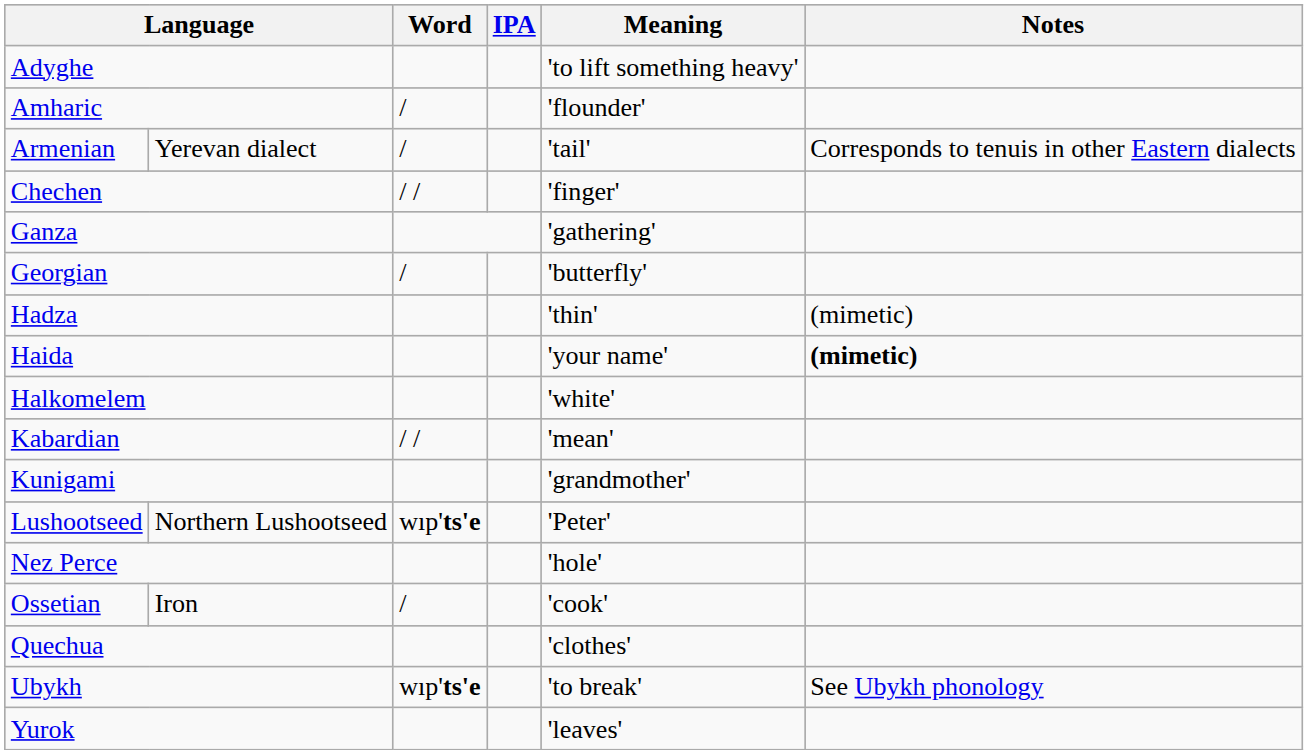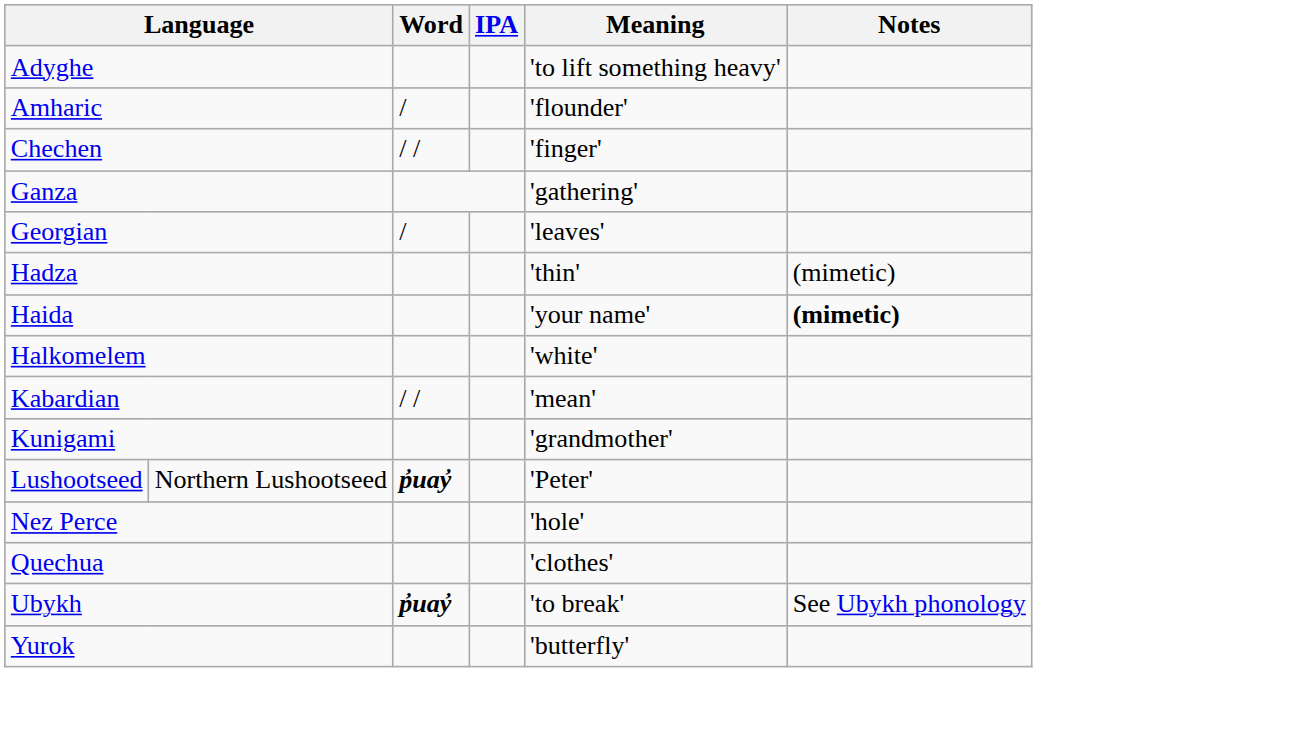- row: (63, 149)
(597, 273) 'butterfly' -> (567, 231) 'leaves'
(440, 521) wıp'ts'e -> (425, 480) p̓uay̓
- row: (56, 604)
(440, 686) wıp'ts'e -> (425, 604) p̓uay̓
(585, 728) 'leaves' -> (580, 645) 'butterfly'
